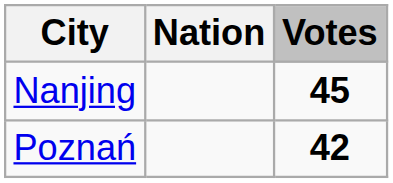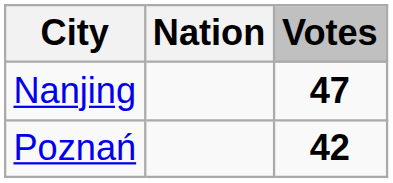(330, 90) 45 -> (330, 90) 47
